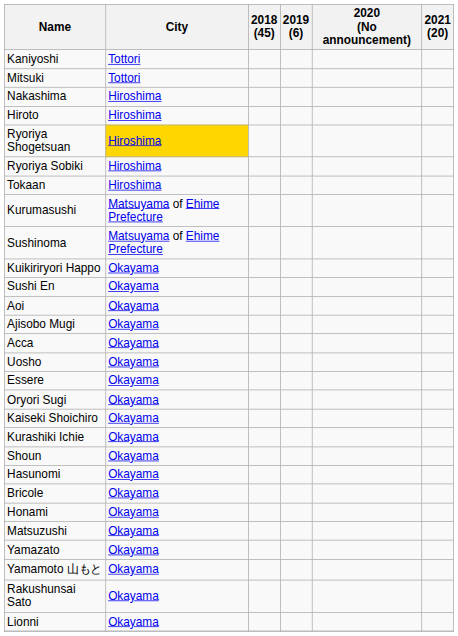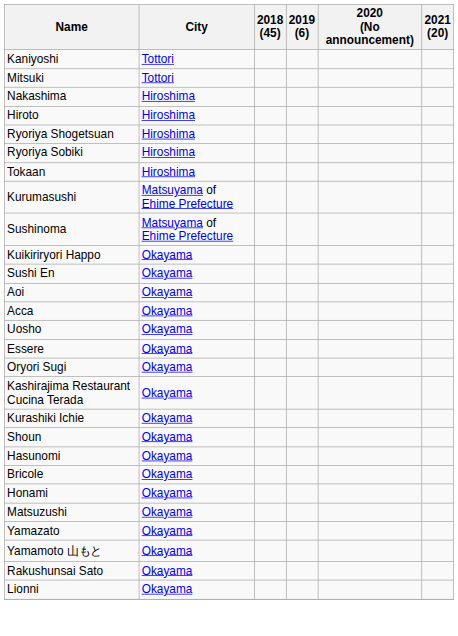(135, 141) gold background -> (168, 134) no background
- row: (41, 324)
- row: (53, 418)
+ row: (69, 393)
